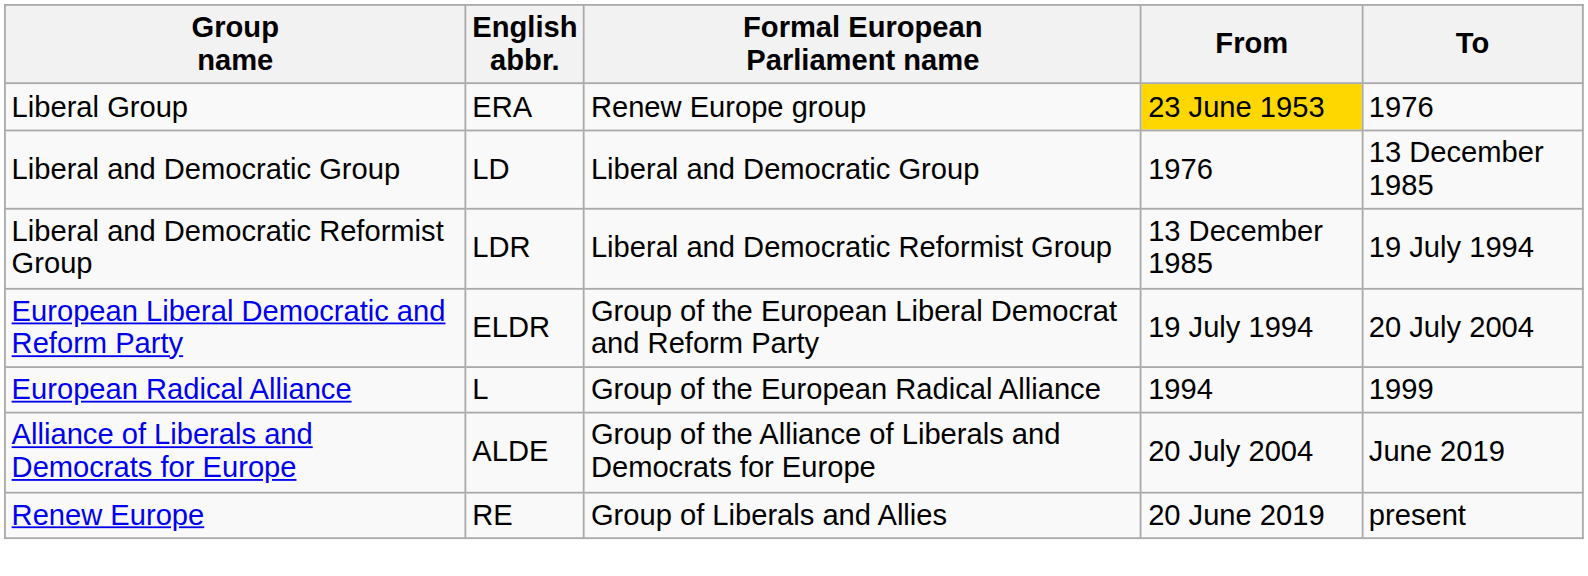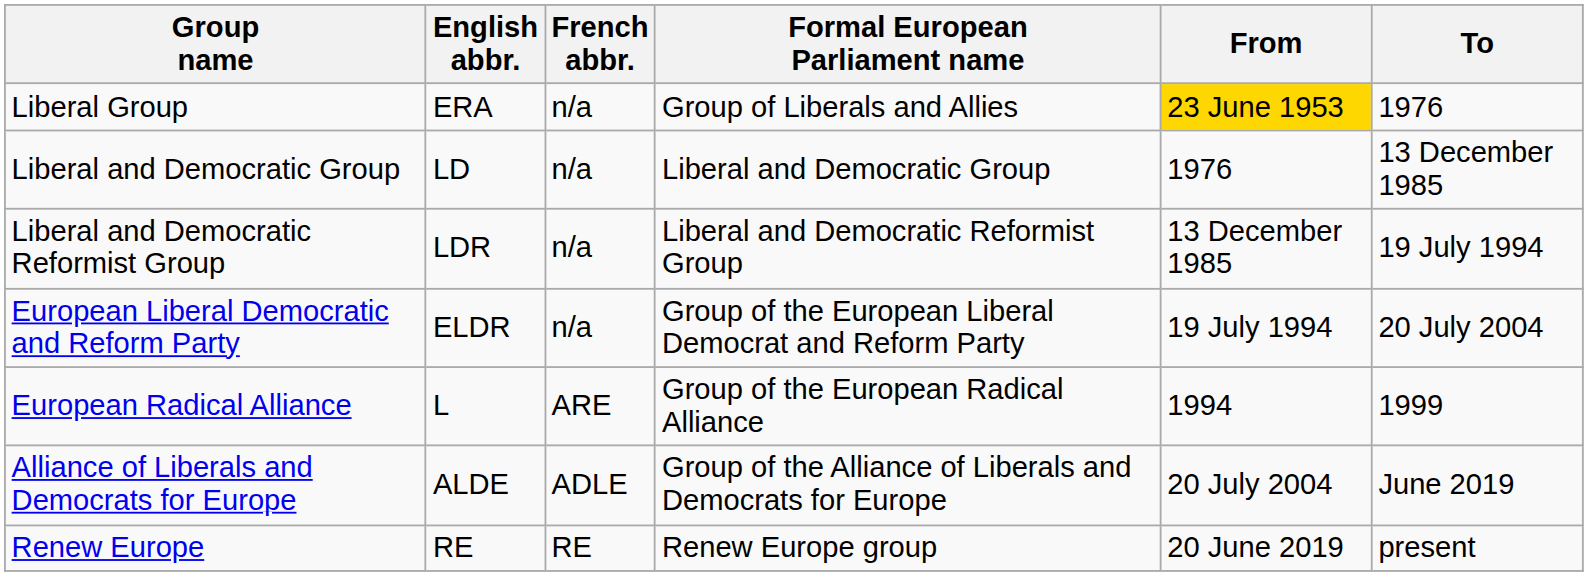+ column: (600, 43)
(729, 106) Renew Europe group -> (840, 106) Group of Liberals and Allies
(769, 514) Group of Liberals and Allies -> (800, 547) Renew Europe group
